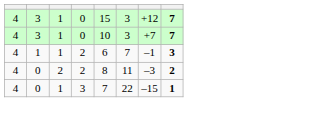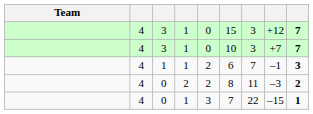+ column: (67, 13)
